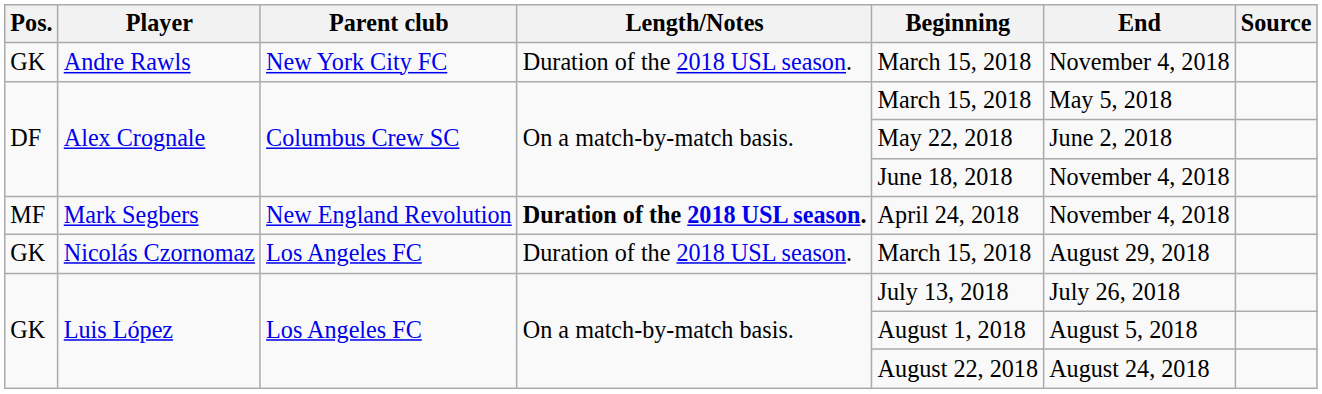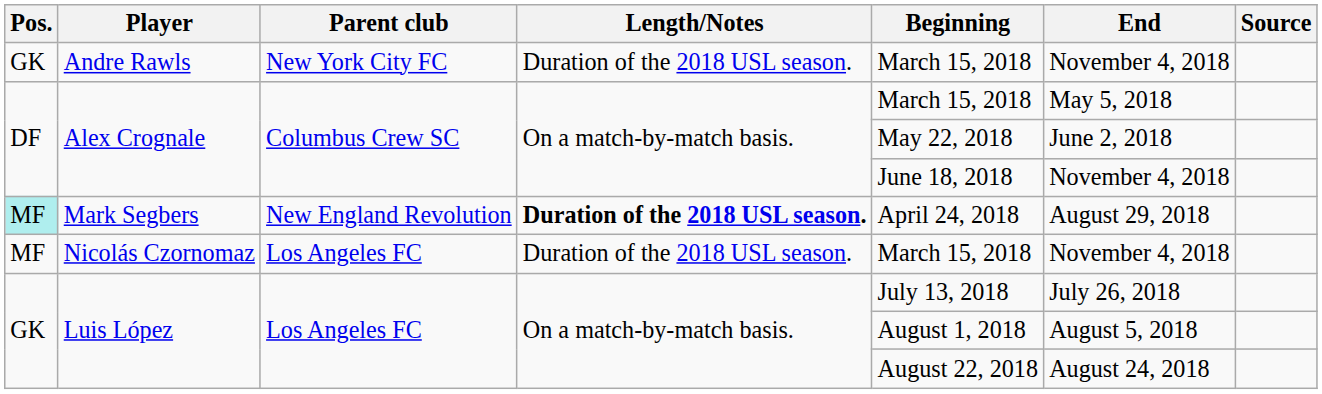(28, 215) no background -> (28, 215) paleturquoise background
(1139, 215) November 4, 2018 -> (1129, 215) August 29, 2018
(28, 253) GK -> (28, 253) MF
(1129, 253) August 29, 2018 -> (1139, 253) November 4, 2018
